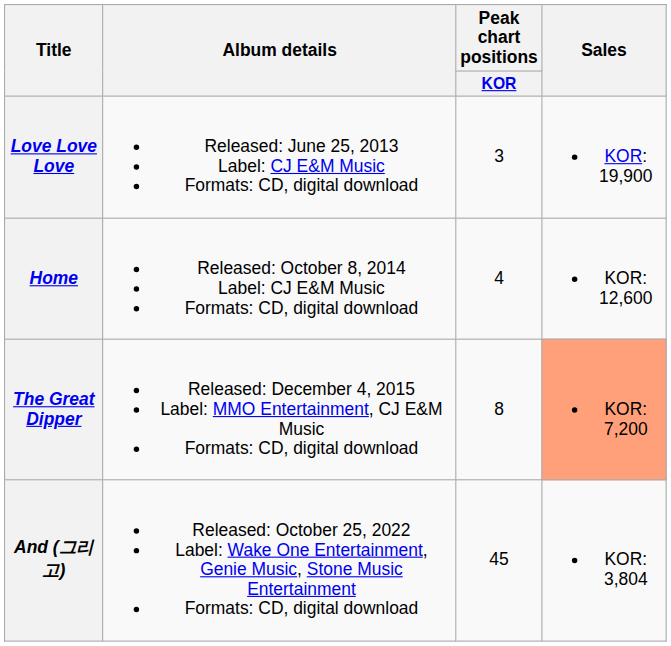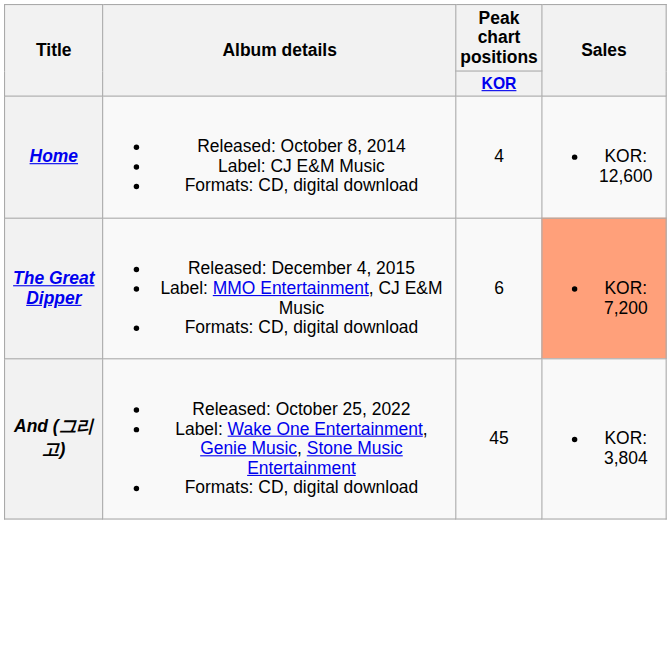- row: (54, 156)
(499, 409) 8 -> (499, 288) 6
